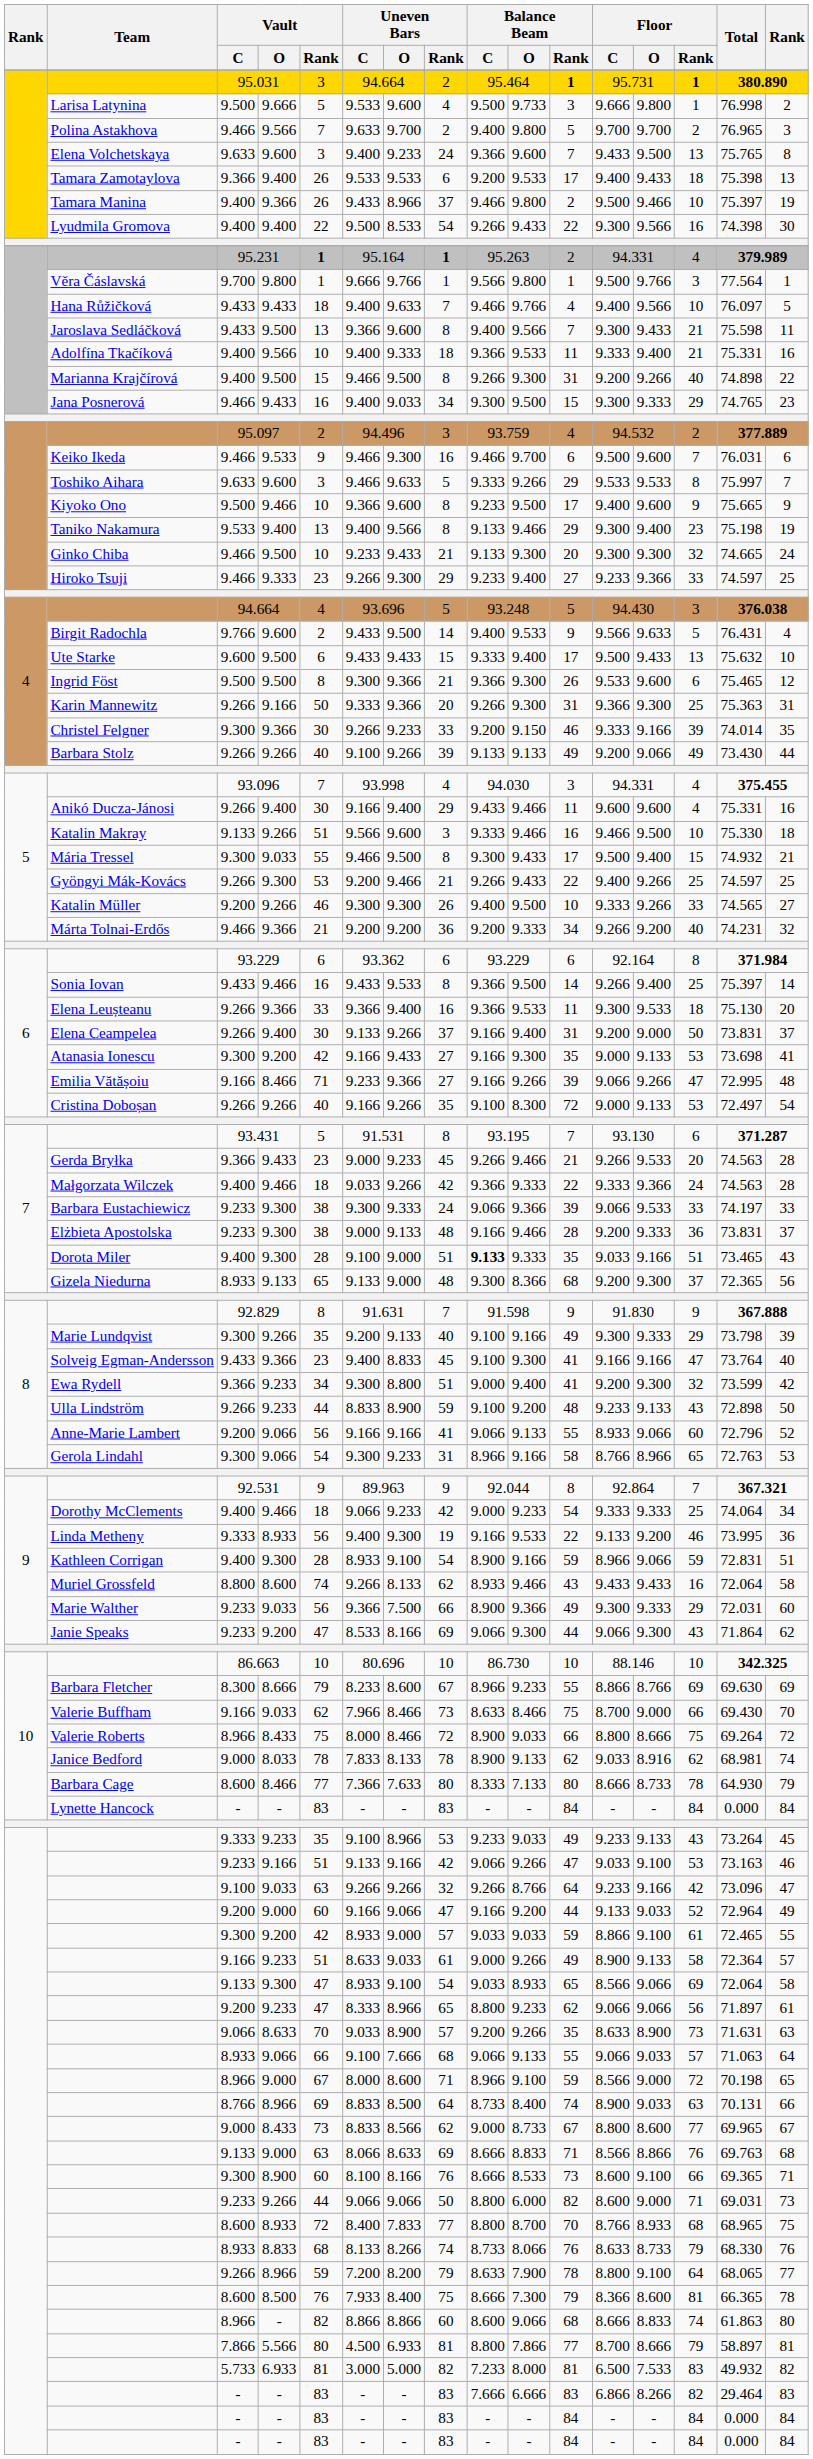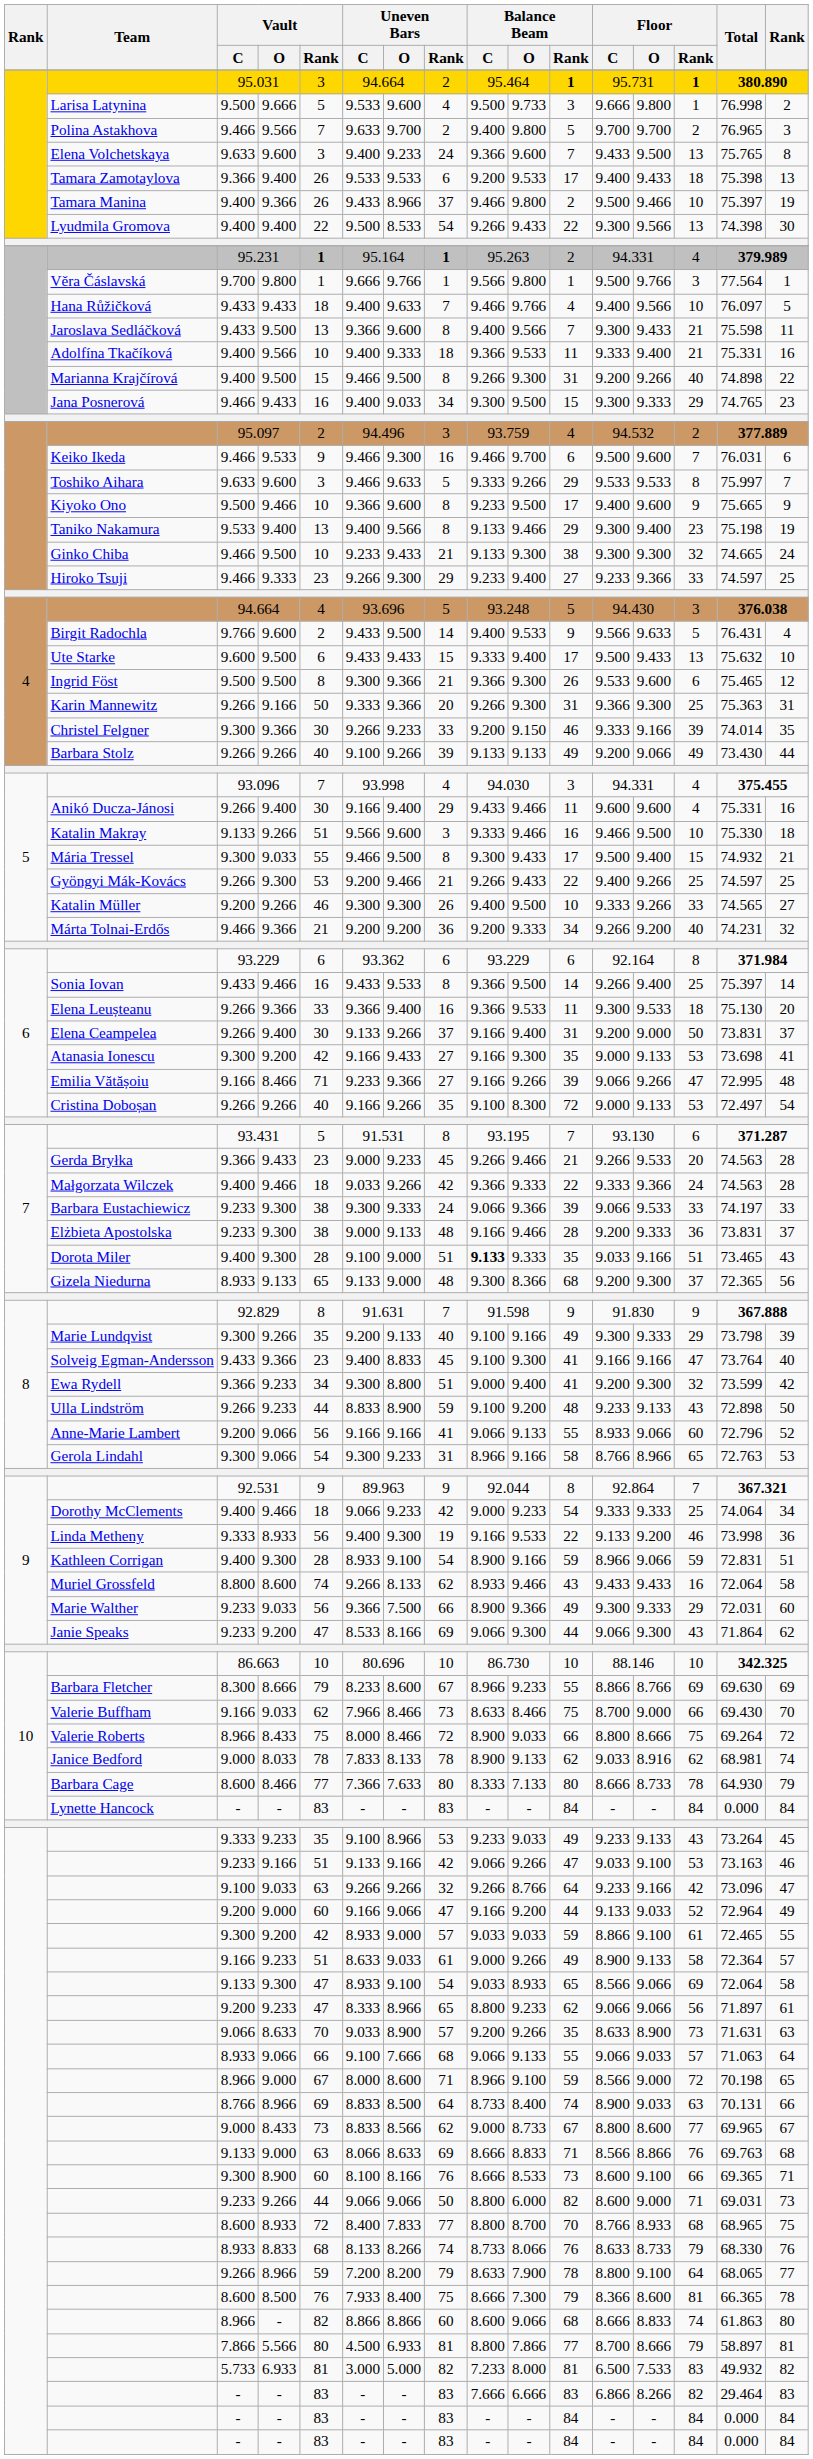(696, 226) 16 -> (696, 226) 13
(571, 553) 20 -> (571, 553) 38
(741, 1536) 73.995 -> (741, 1536) 73.998
